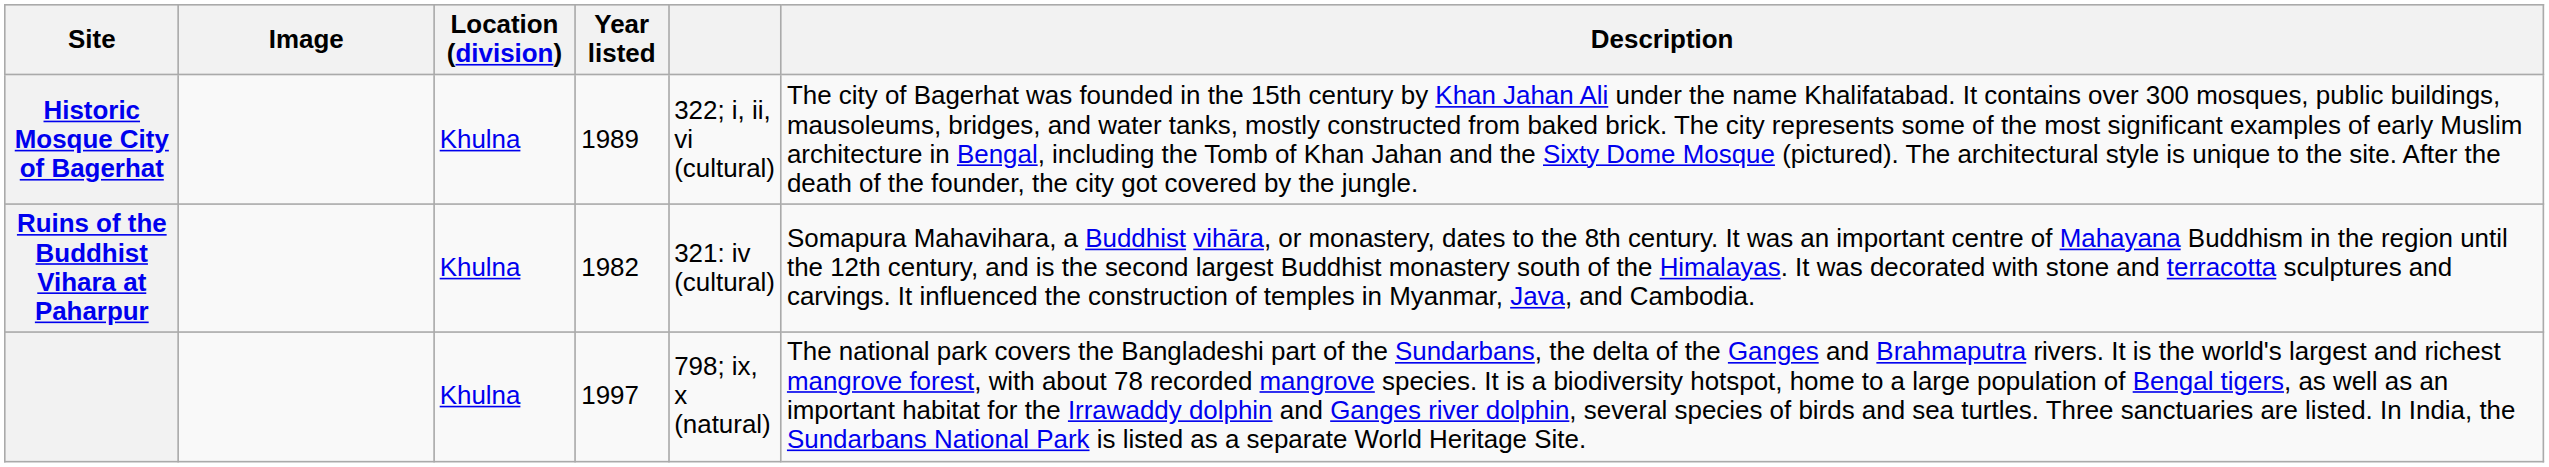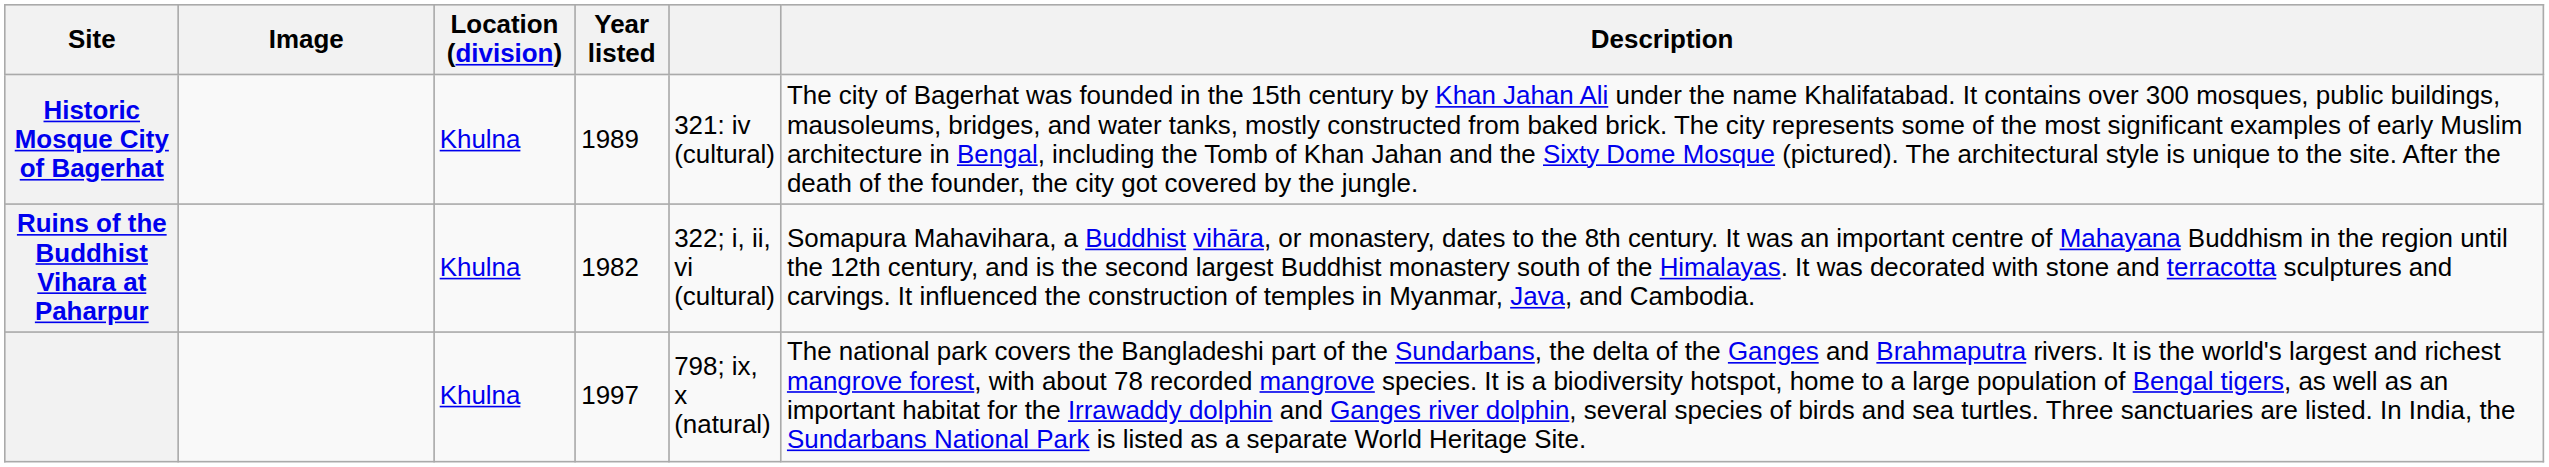(725, 139) 322; i, ii, vi (cultural) -> (725, 139) 321: iv (cultural)
(725, 267) 321: iv (cultural) -> (725, 267) 322; i, ii, vi (cultural)
